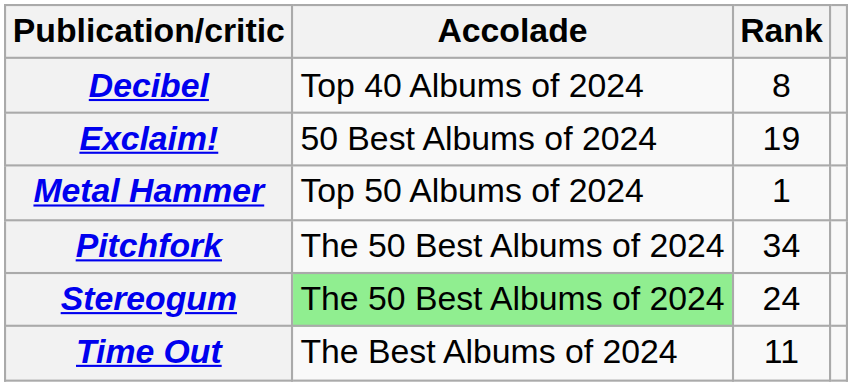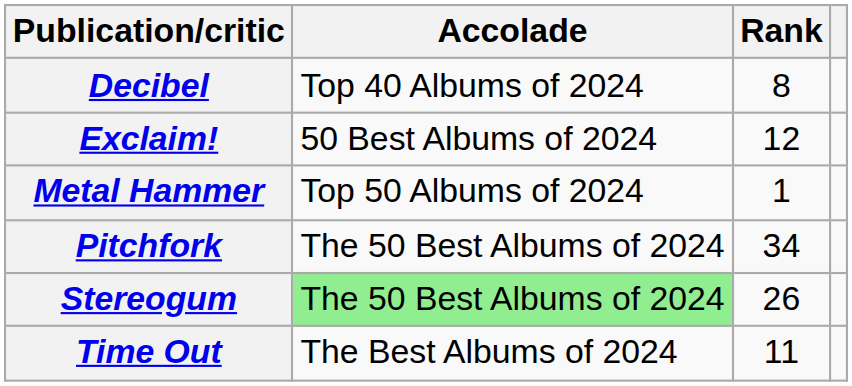(781, 138) 19 -> (781, 138) 12
(781, 298) 24 -> (781, 298) 26
